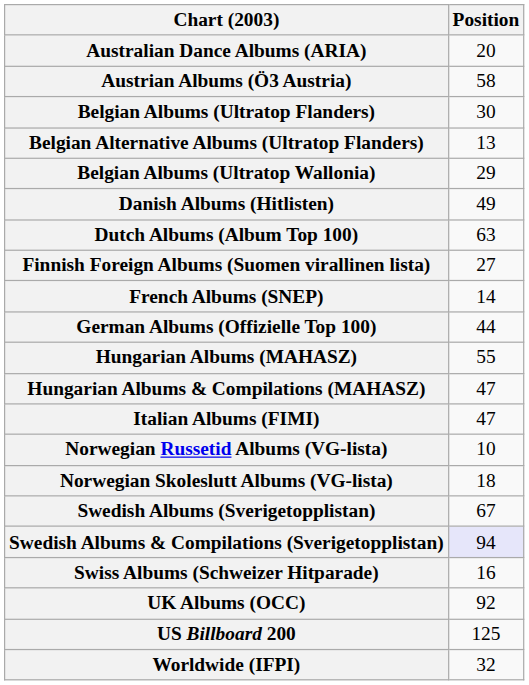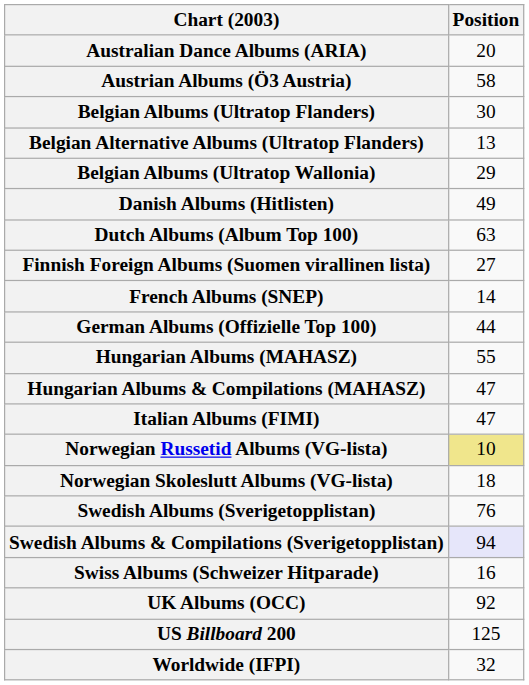(486, 449) no background -> (486, 449) khaki background
(486, 511) 67 -> (486, 511) 76
